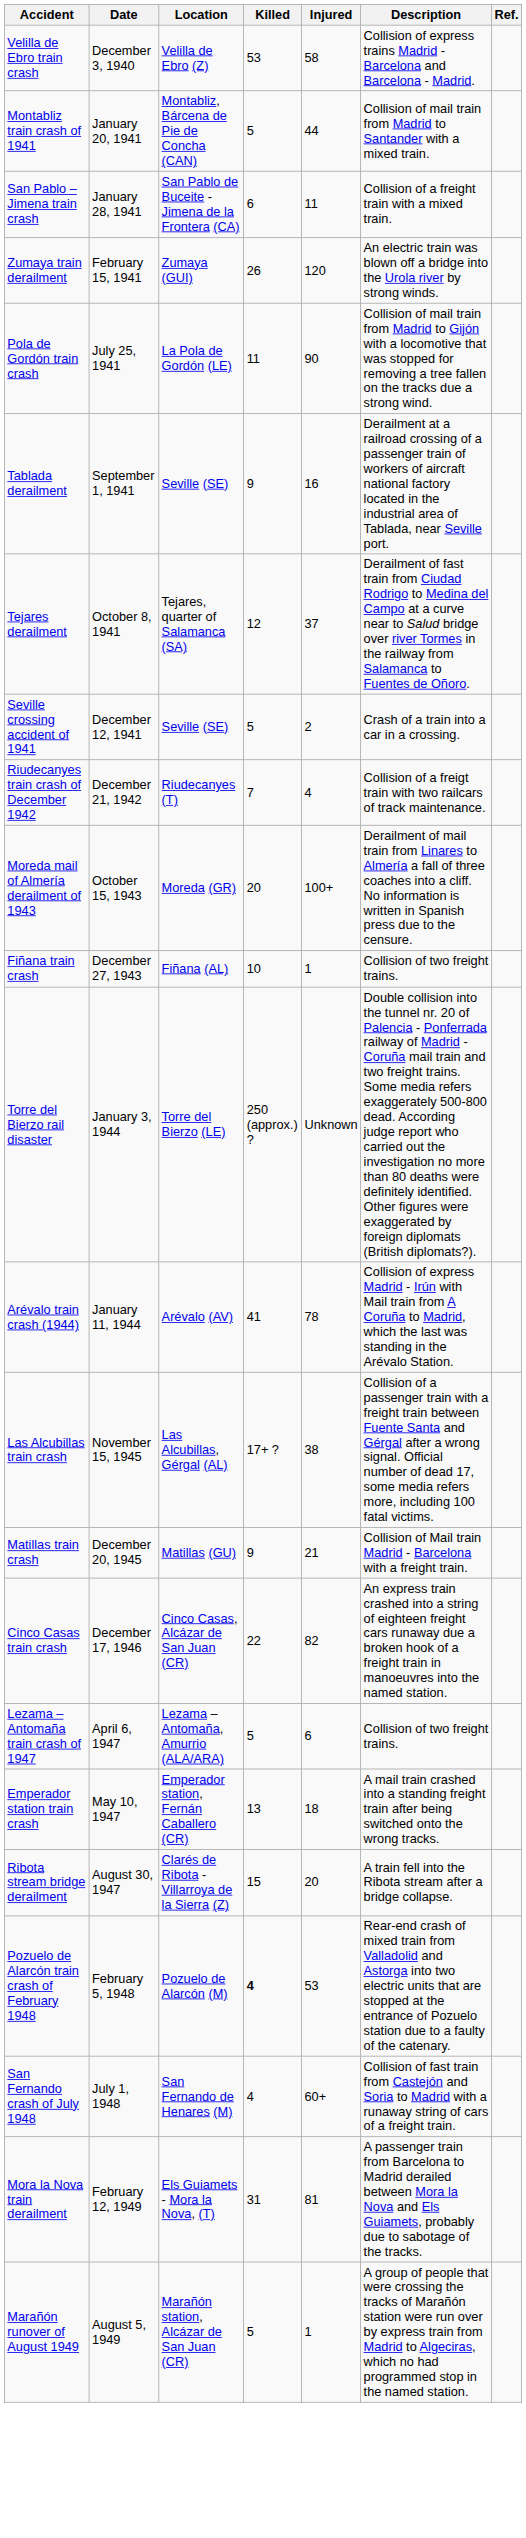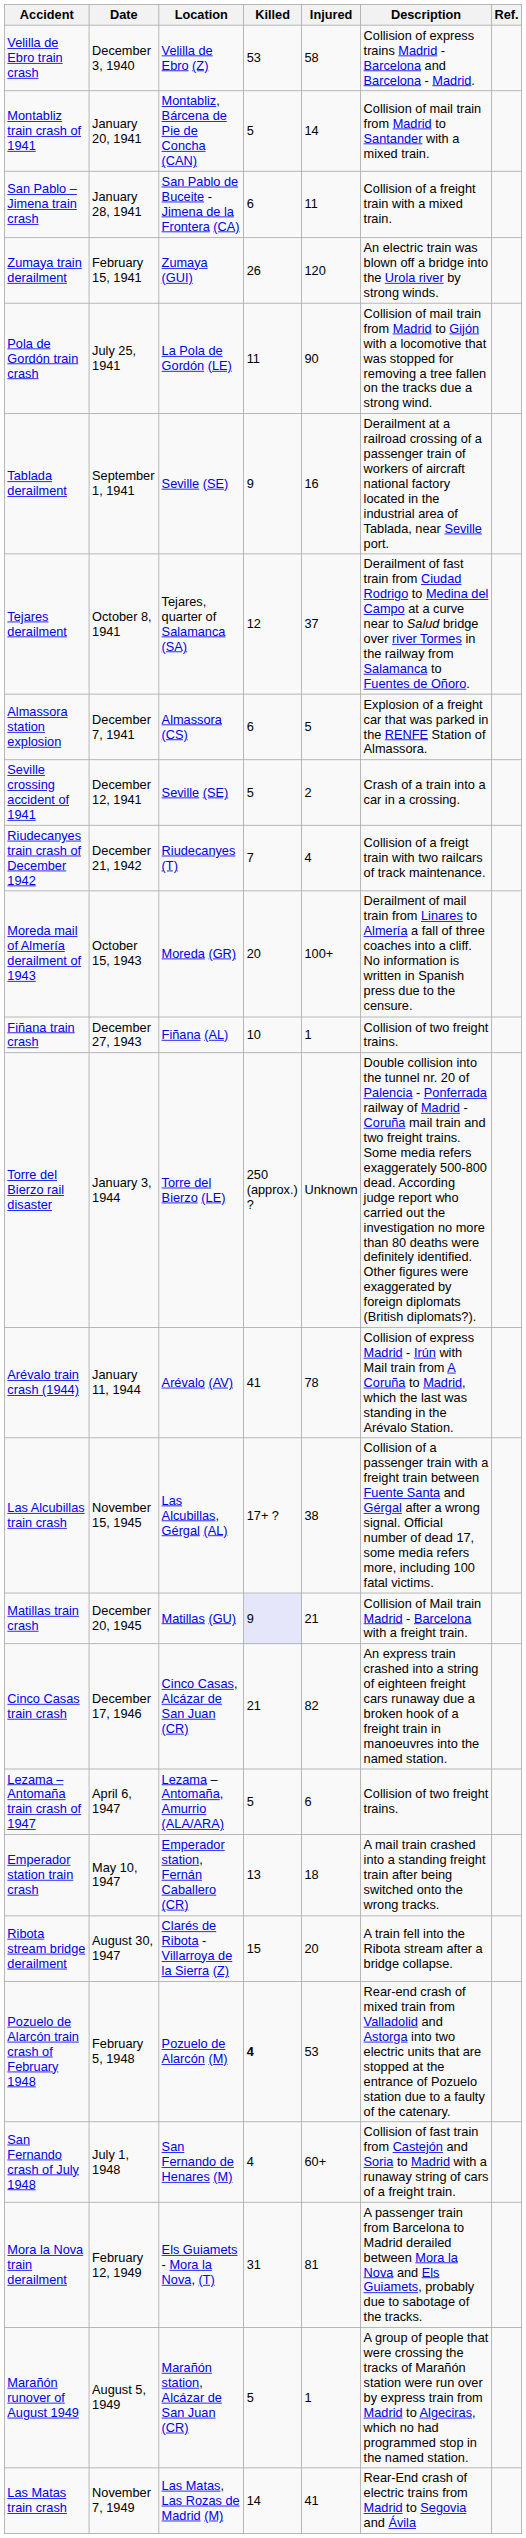(312, 131) 44 -> (312, 131) 14
+ row: (37, 727)
(250, 1553) no background -> (250, 1618) lavender background
(254, 1641) 22 -> (254, 1706) 21
+ row: (37, 2501)
